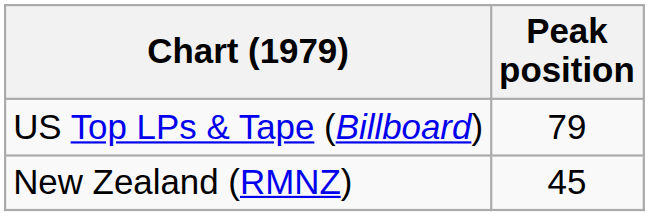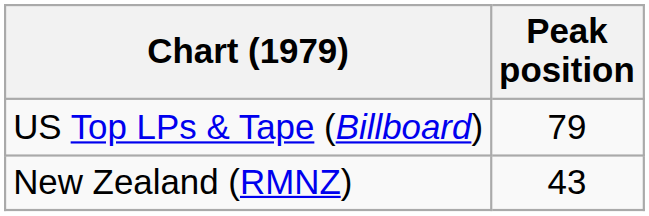(567, 182) 45 -> (567, 182) 43
